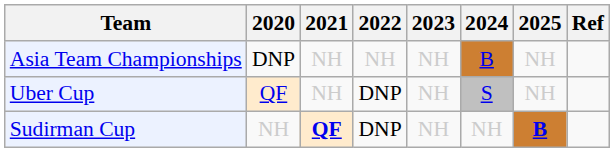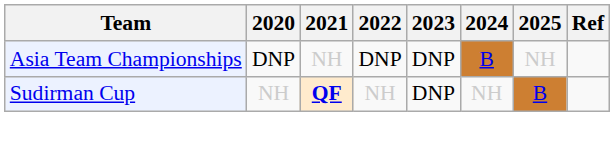(380, 58) NH -> (380, 58) DNP
(433, 58) NH -> (433, 58) DNP
- row: (52, 93)
(380, 129) DNP -> (380, 93) NH
(433, 129) NH -> (433, 93) DNP
(540, 129) bold -> (540, 93) normal
